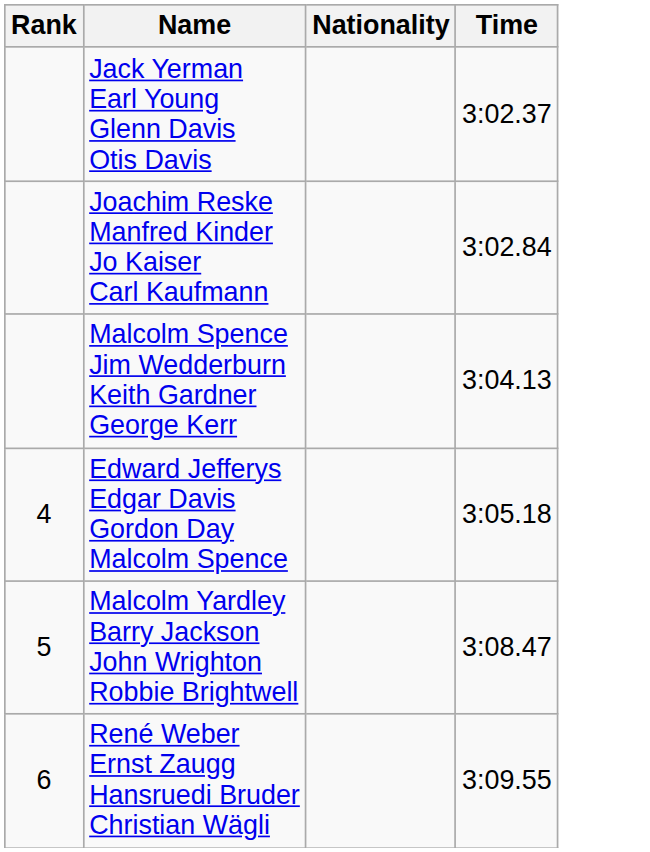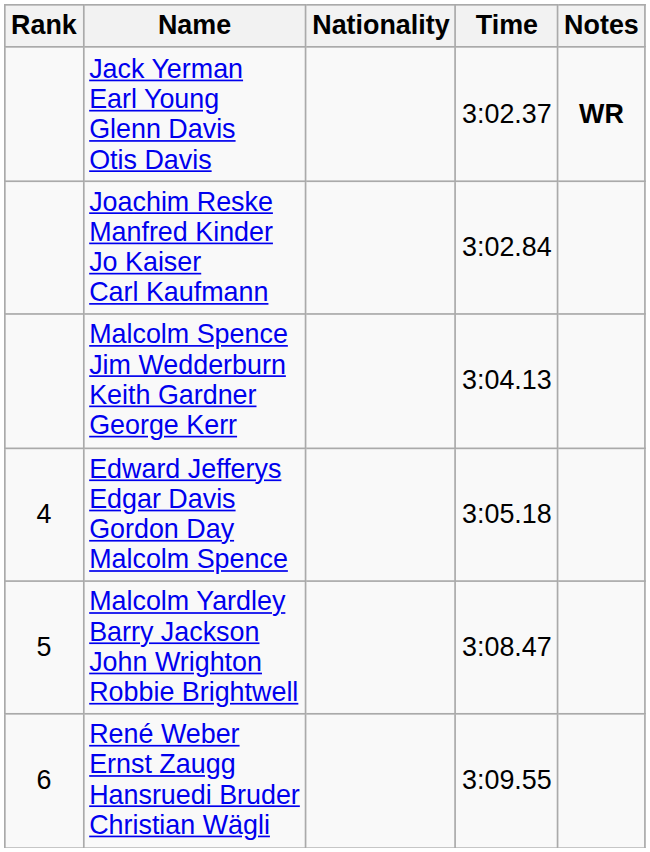+ column: (601, 25)
